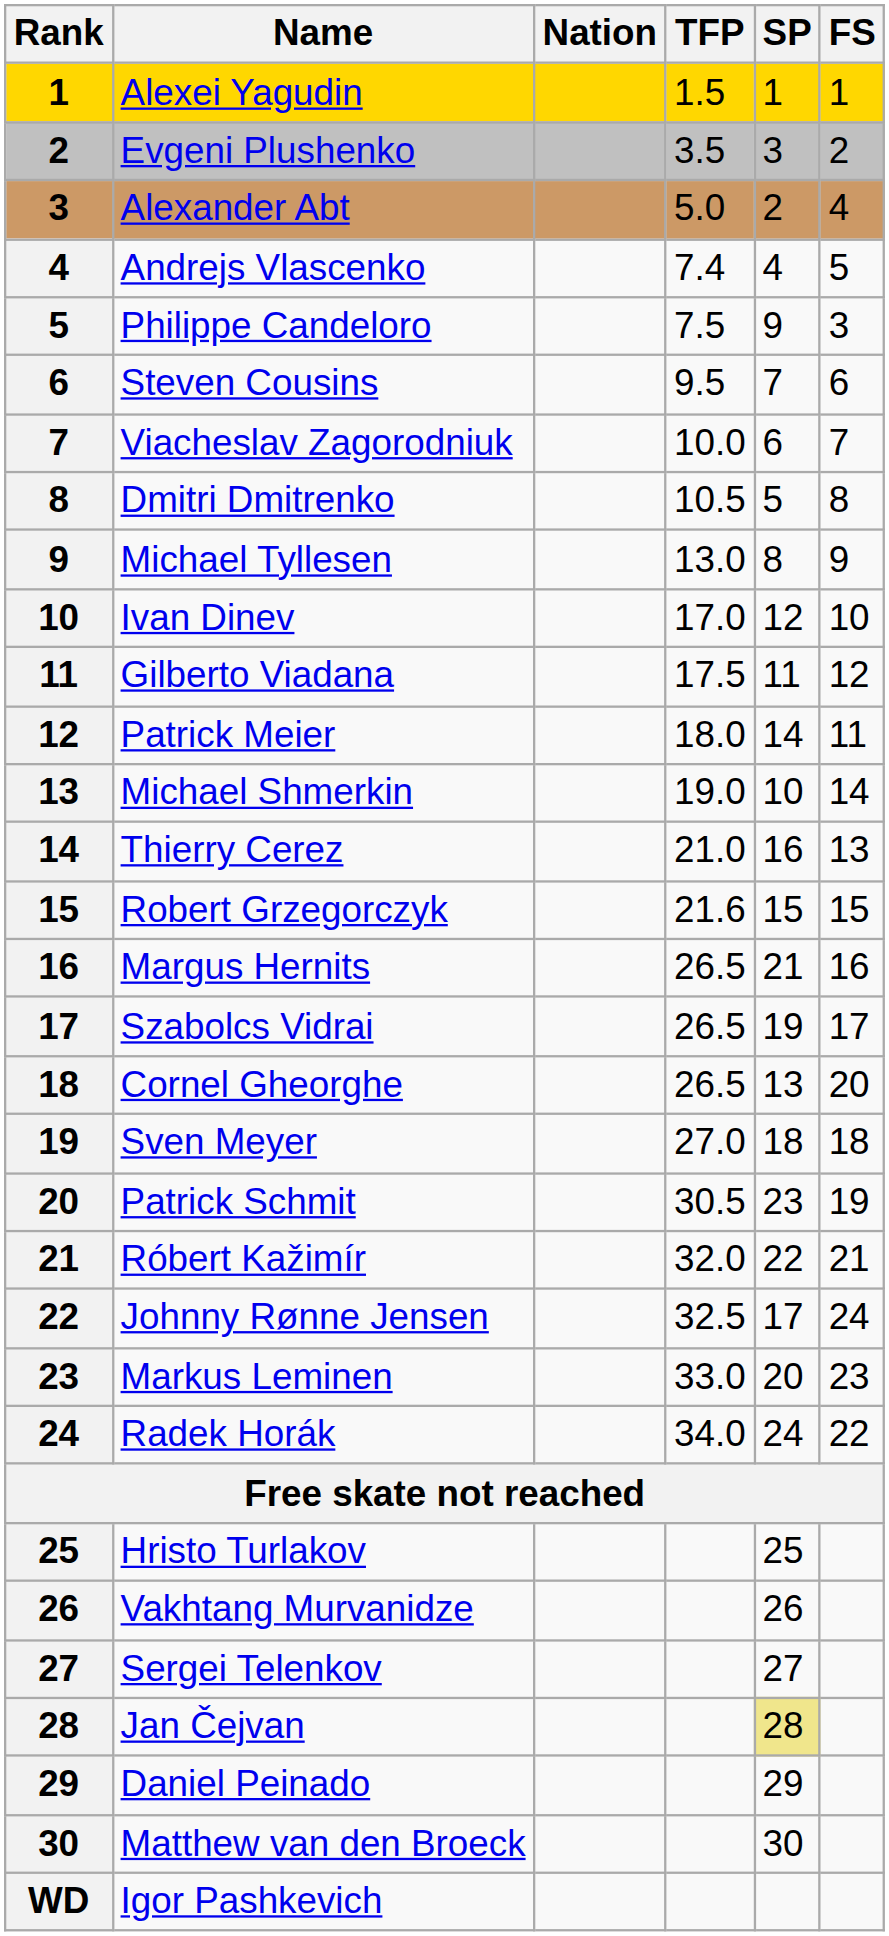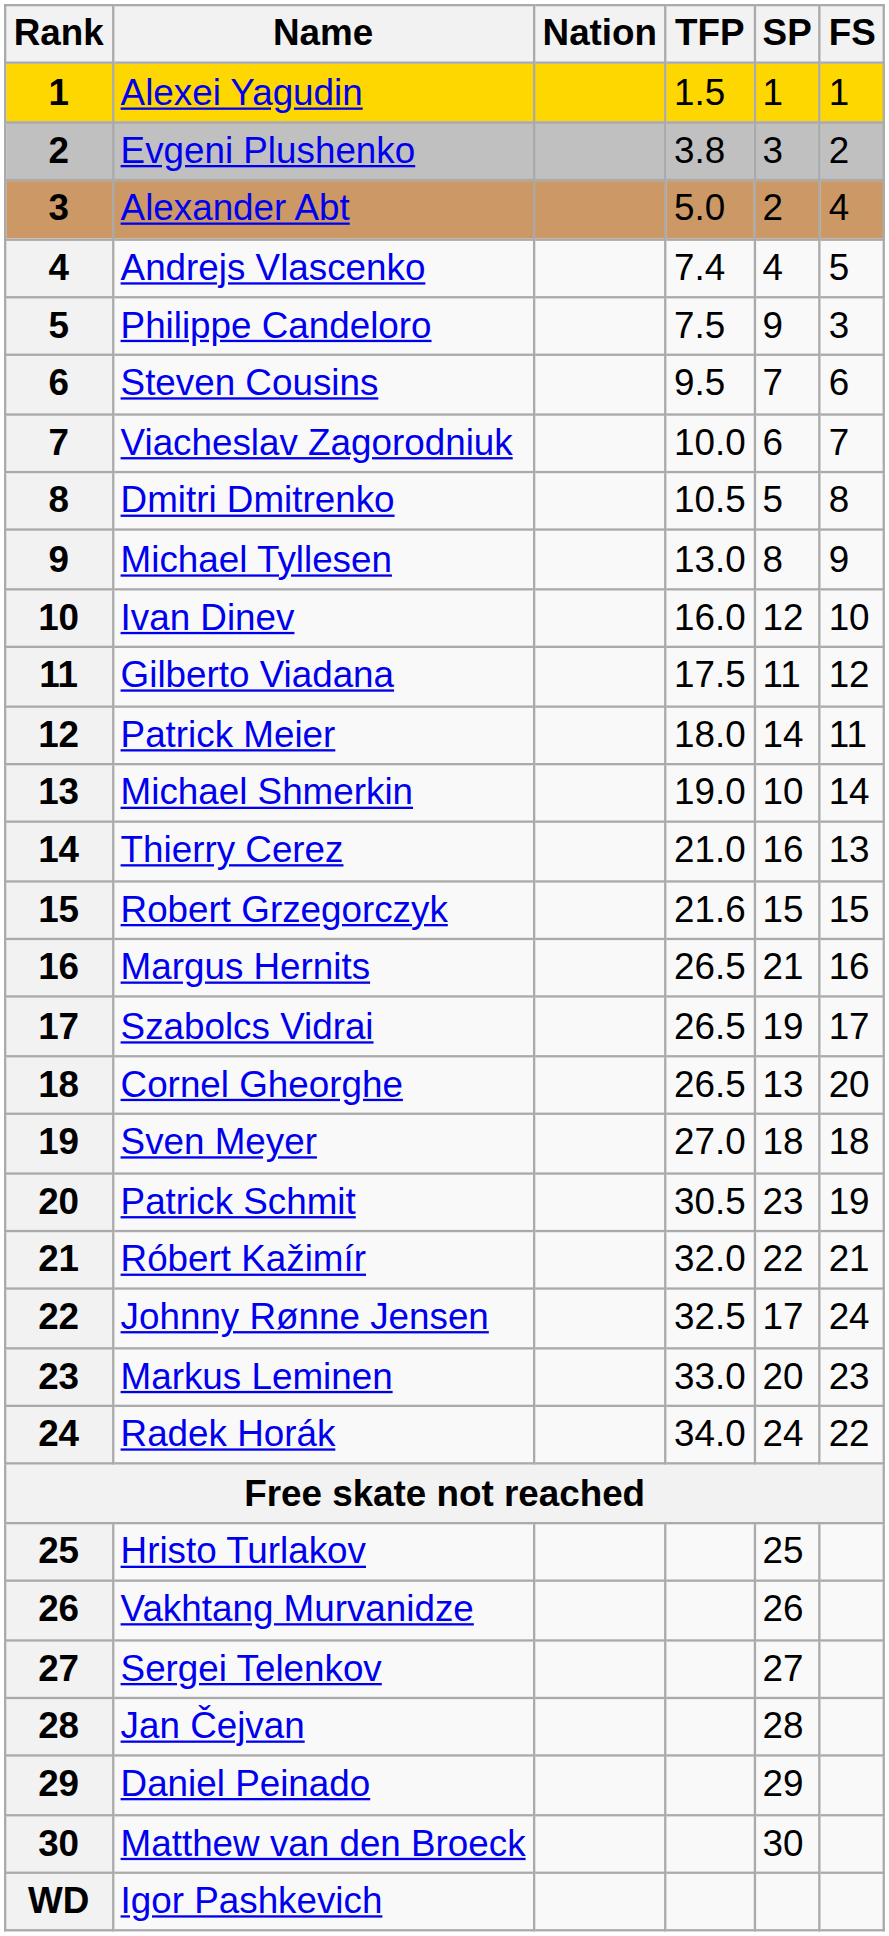(700, 150) 3.5 -> (700, 150) 3.8
(710, 617) 17.0 -> (710, 617) 16.0
(783, 1726) khaki background -> (783, 1726) no background
